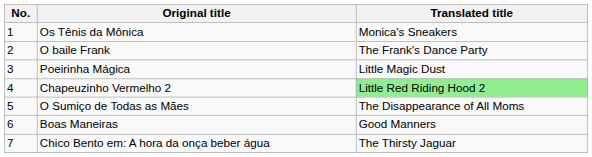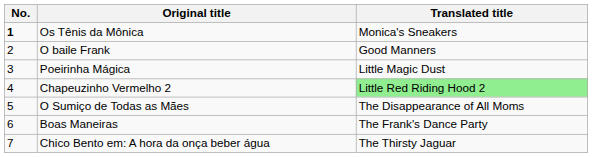(10, 32) normal -> (10, 32) bold
(423, 50) The Frank's Dance Party -> (397, 50) Good Manners
(397, 124) Good Manners -> (423, 124) The Frank's Dance Party
